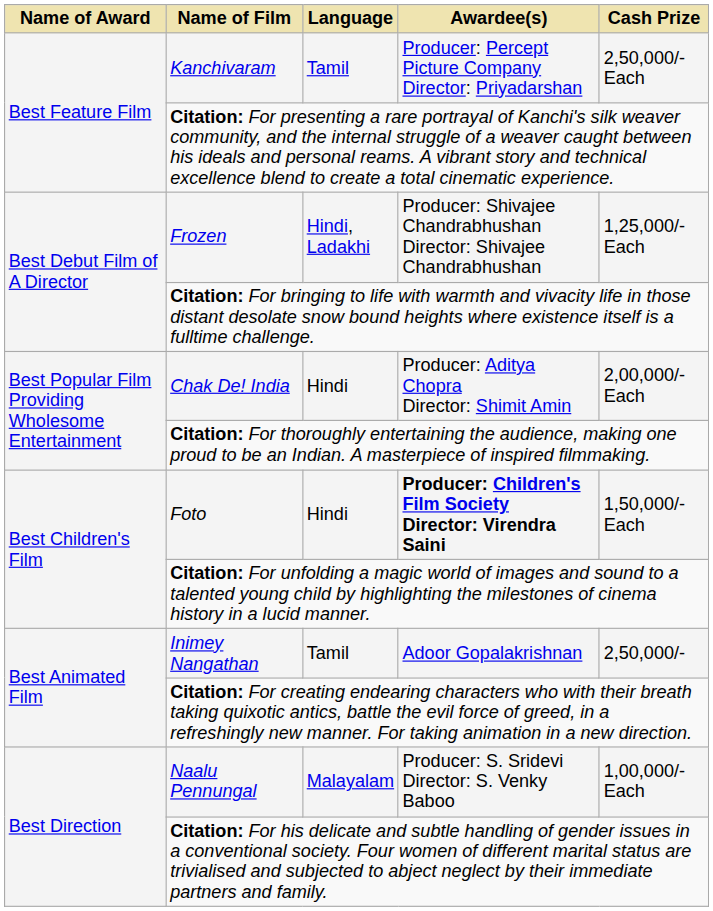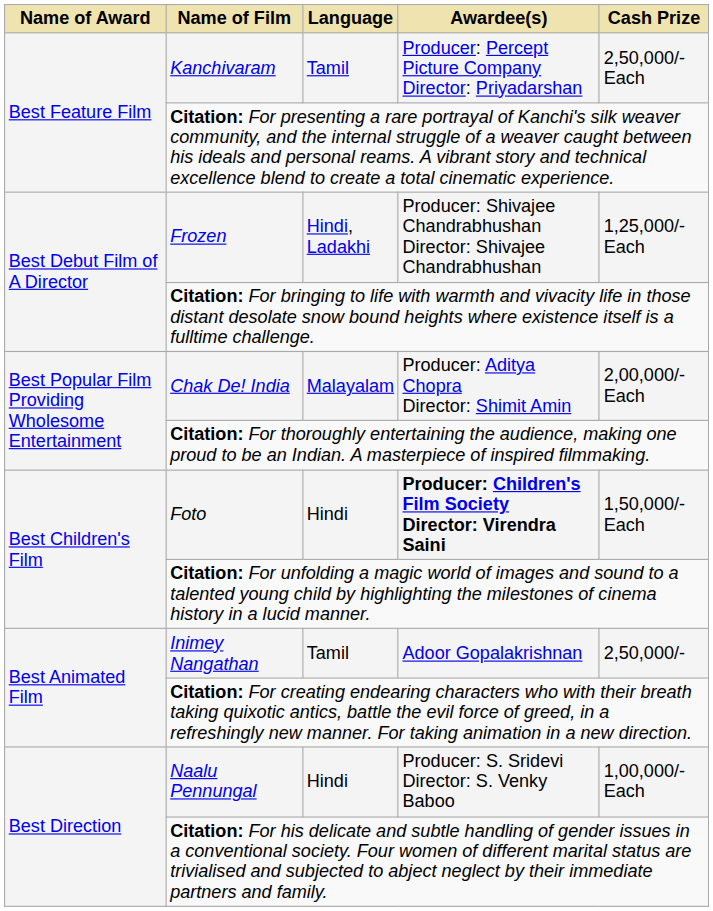(327, 385) Hindi -> (350, 385) Malayalam
(350, 781) Malayalam -> (327, 781) Hindi
